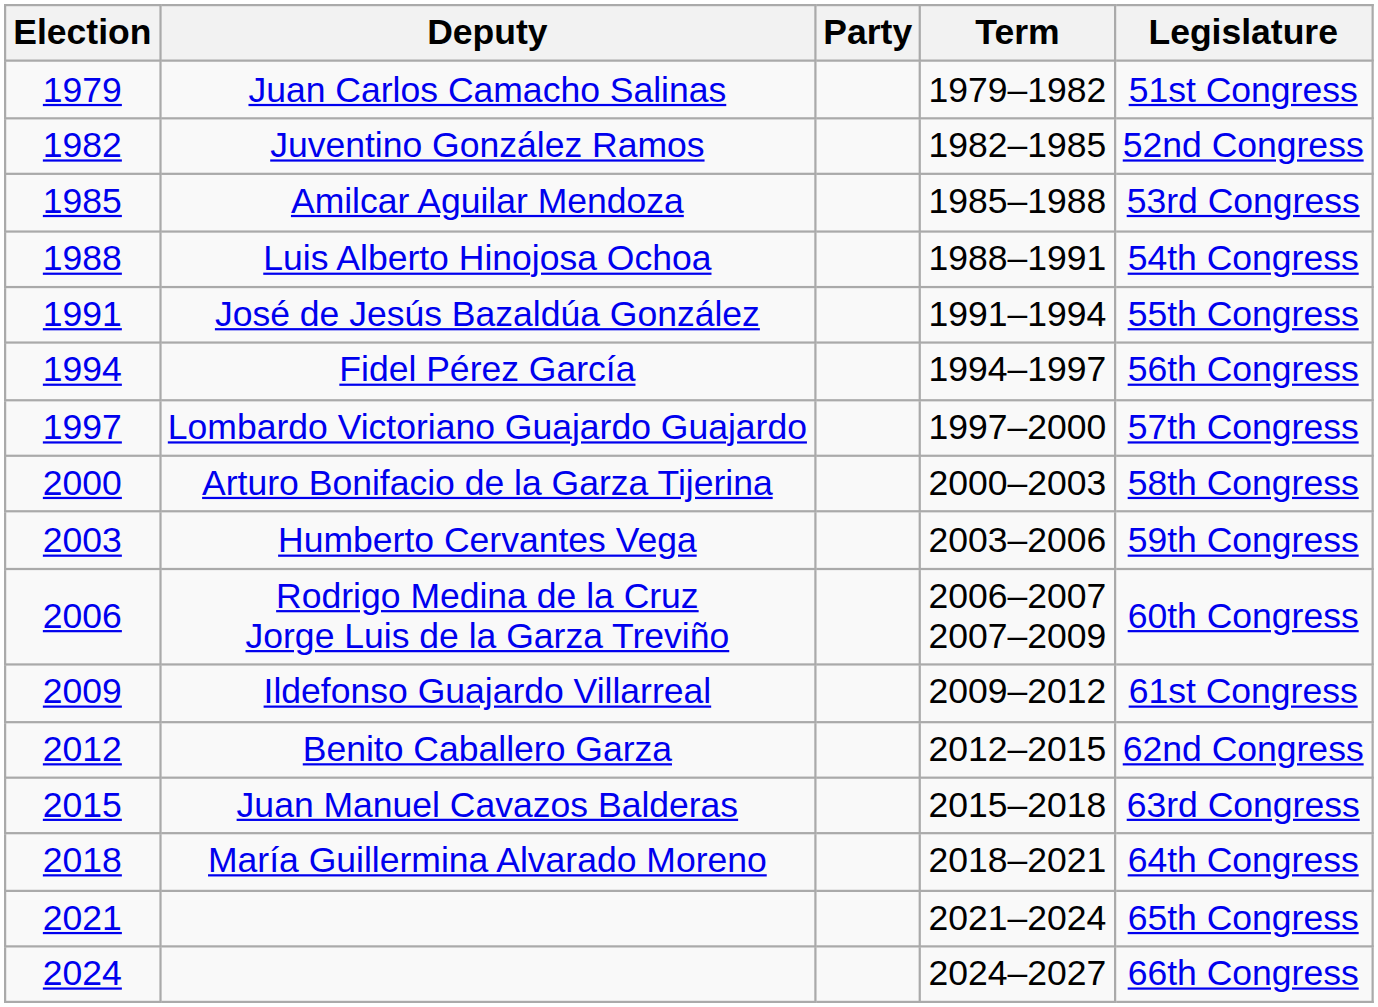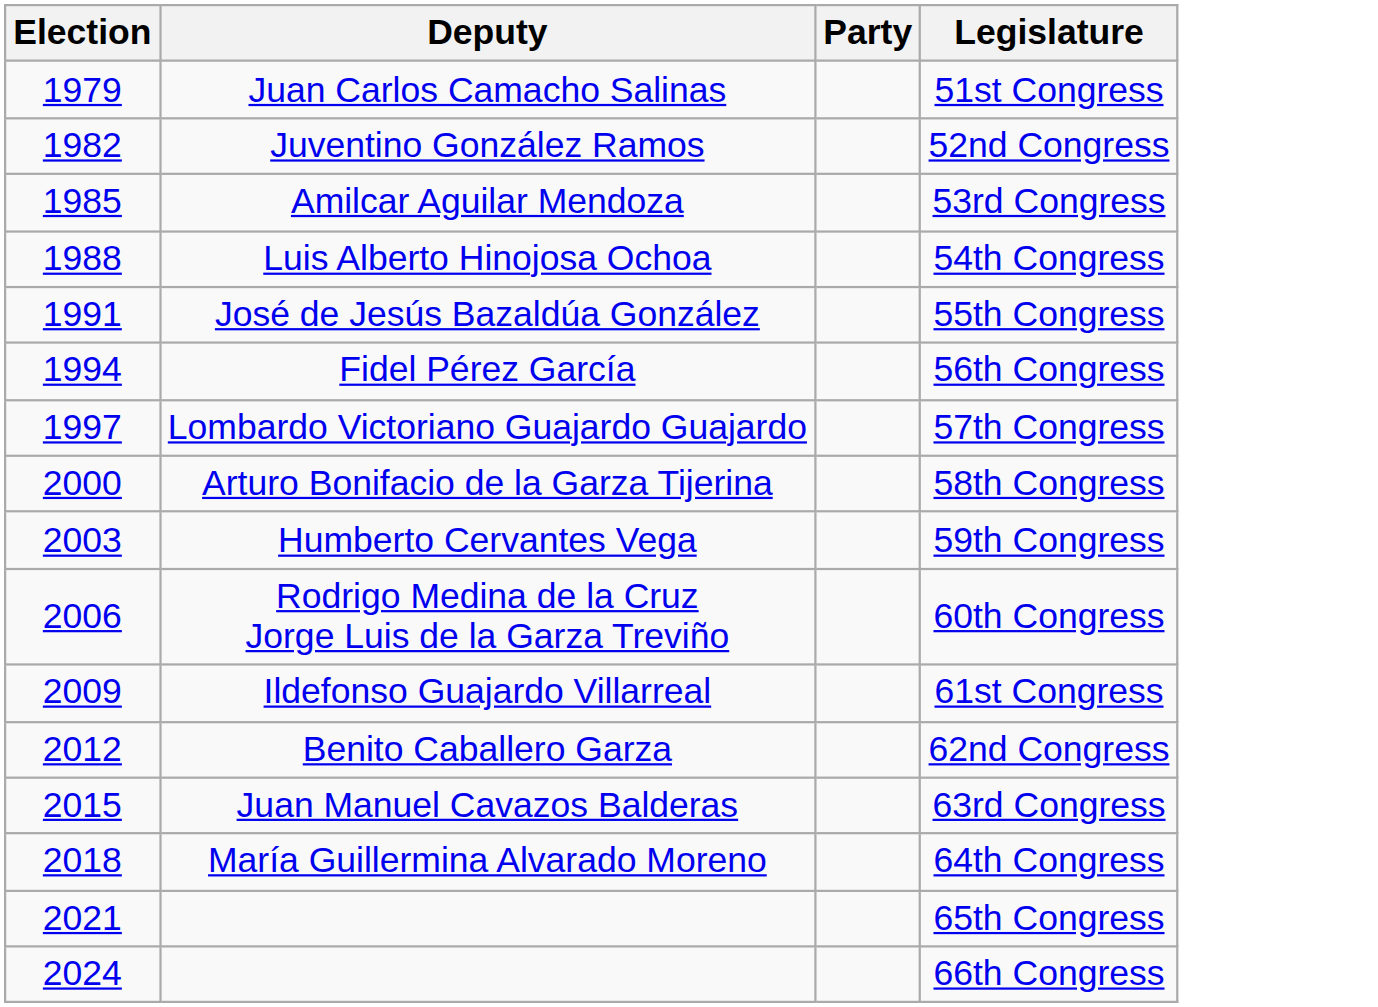- column: (1017, 32)
